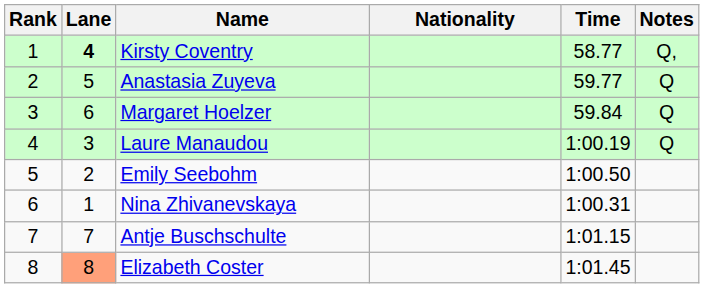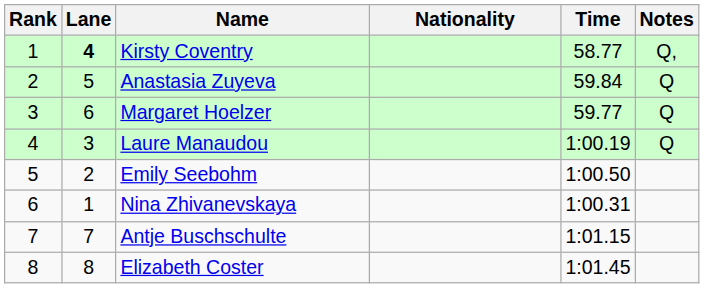(598, 81) 59.77 -> (598, 81) 59.84
(598, 112) 59.84 -> (598, 112) 59.77
(89, 267) lightsalmon background -> (89, 267) no background
